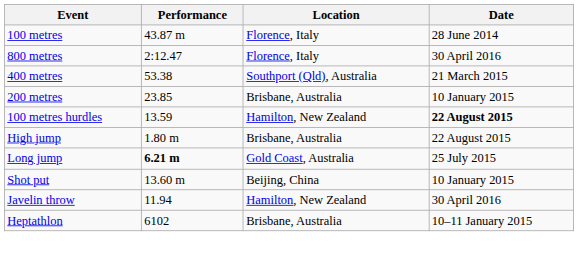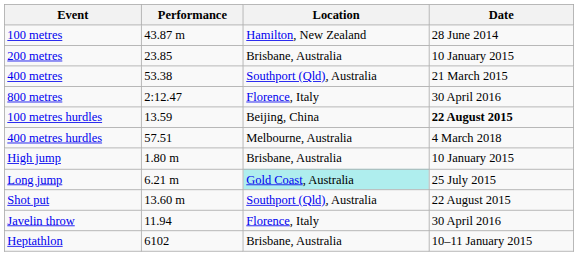(283, 35) Florence, Italy -> (306, 35) Hamilton, New Zealand
rows swapped: (35, 97) <-> (35, 56)
(306, 117) Hamilton, New Zealand -> (283, 117) Beijing, China
+ row: (55, 138)
(471, 138) 22 August 2015 -> (473, 158) 10 January 2015
(162, 158) bold -> (162, 179) normal
(300, 158) no background -> (300, 179) paleturquoise background
(283, 179) Beijing, China -> (311, 199) Southport (Qld), Australia
(473, 179) 10 January 2015 -> (471, 199) 22 August 2015
(306, 199) Hamilton, New Zealand -> (283, 220) Florence, Italy
